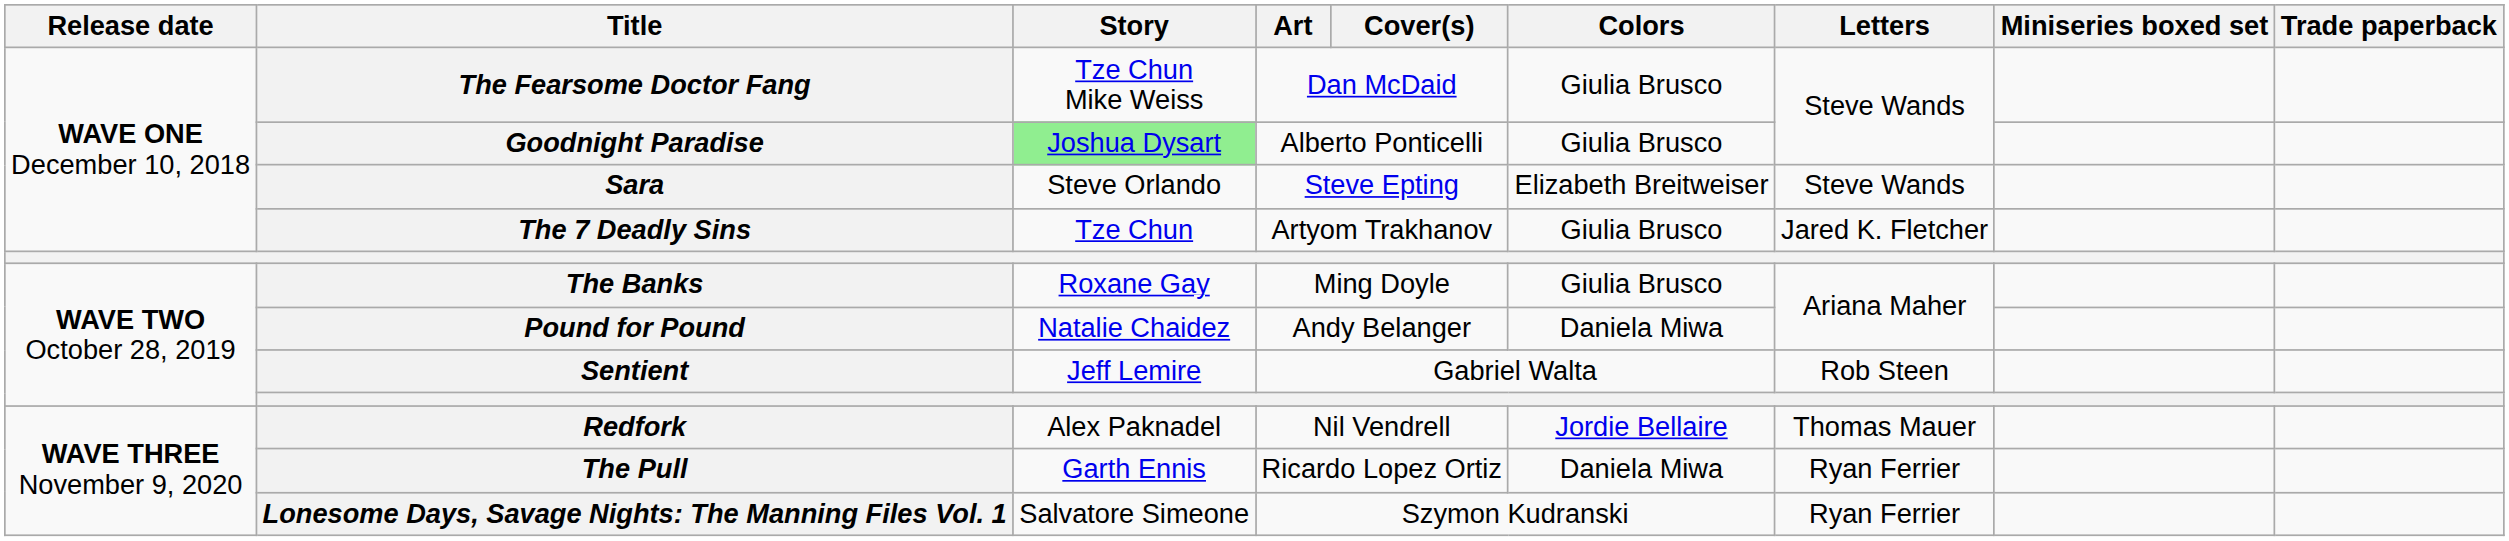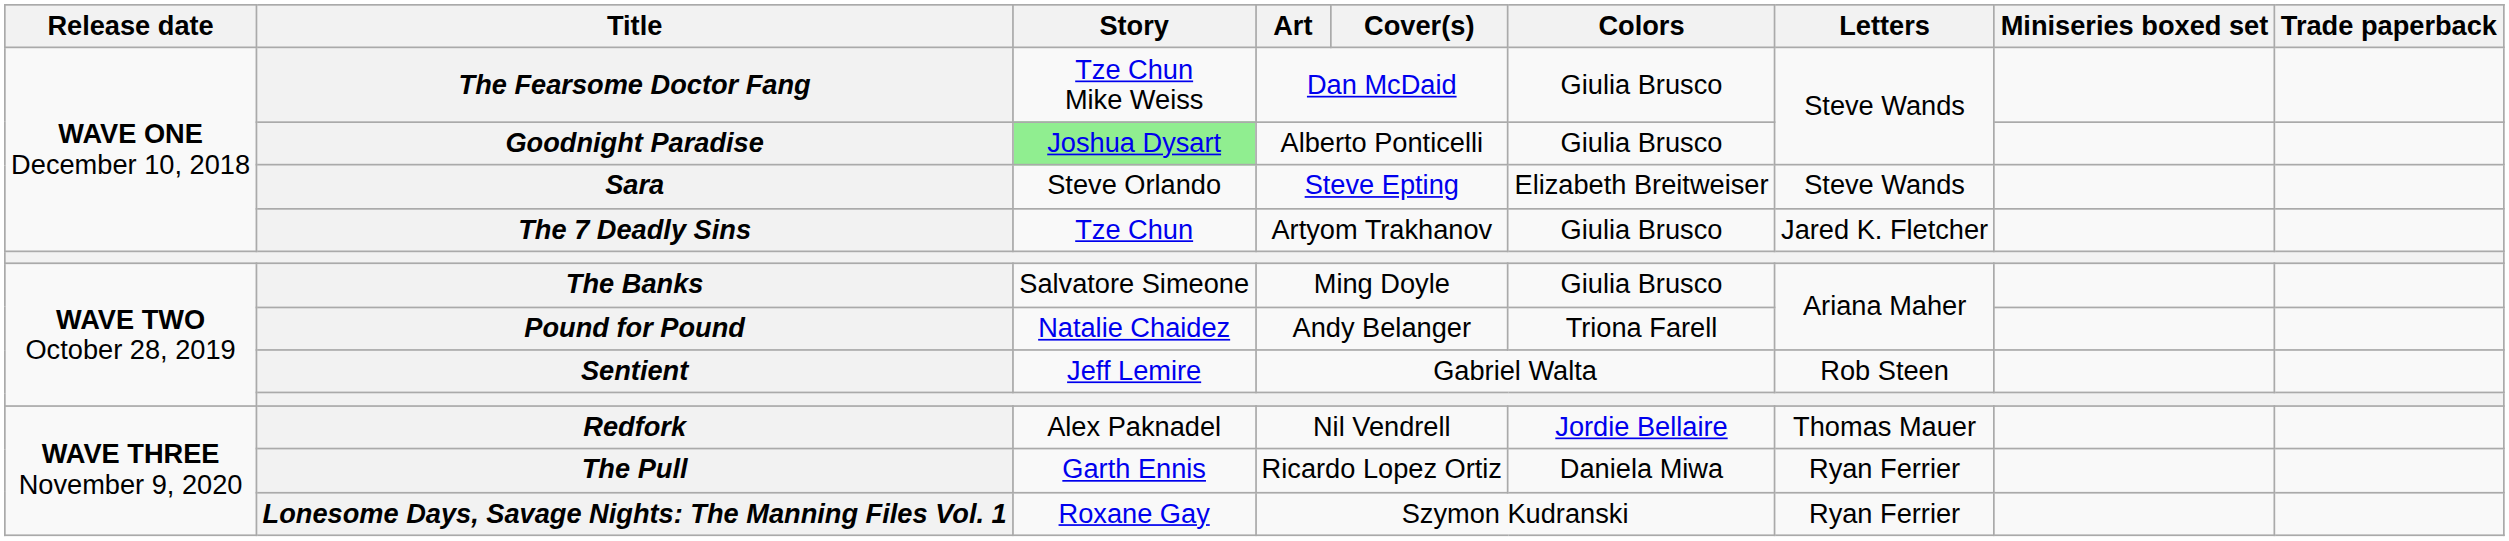(1134, 284) Roxane Gay -> (1134, 284) Salvatore Simeone
(1641, 328) Daniela Miwa -> (1641, 328) Triona Farell
(1134, 513) Salvatore Simeone -> (1134, 513) Roxane Gay
